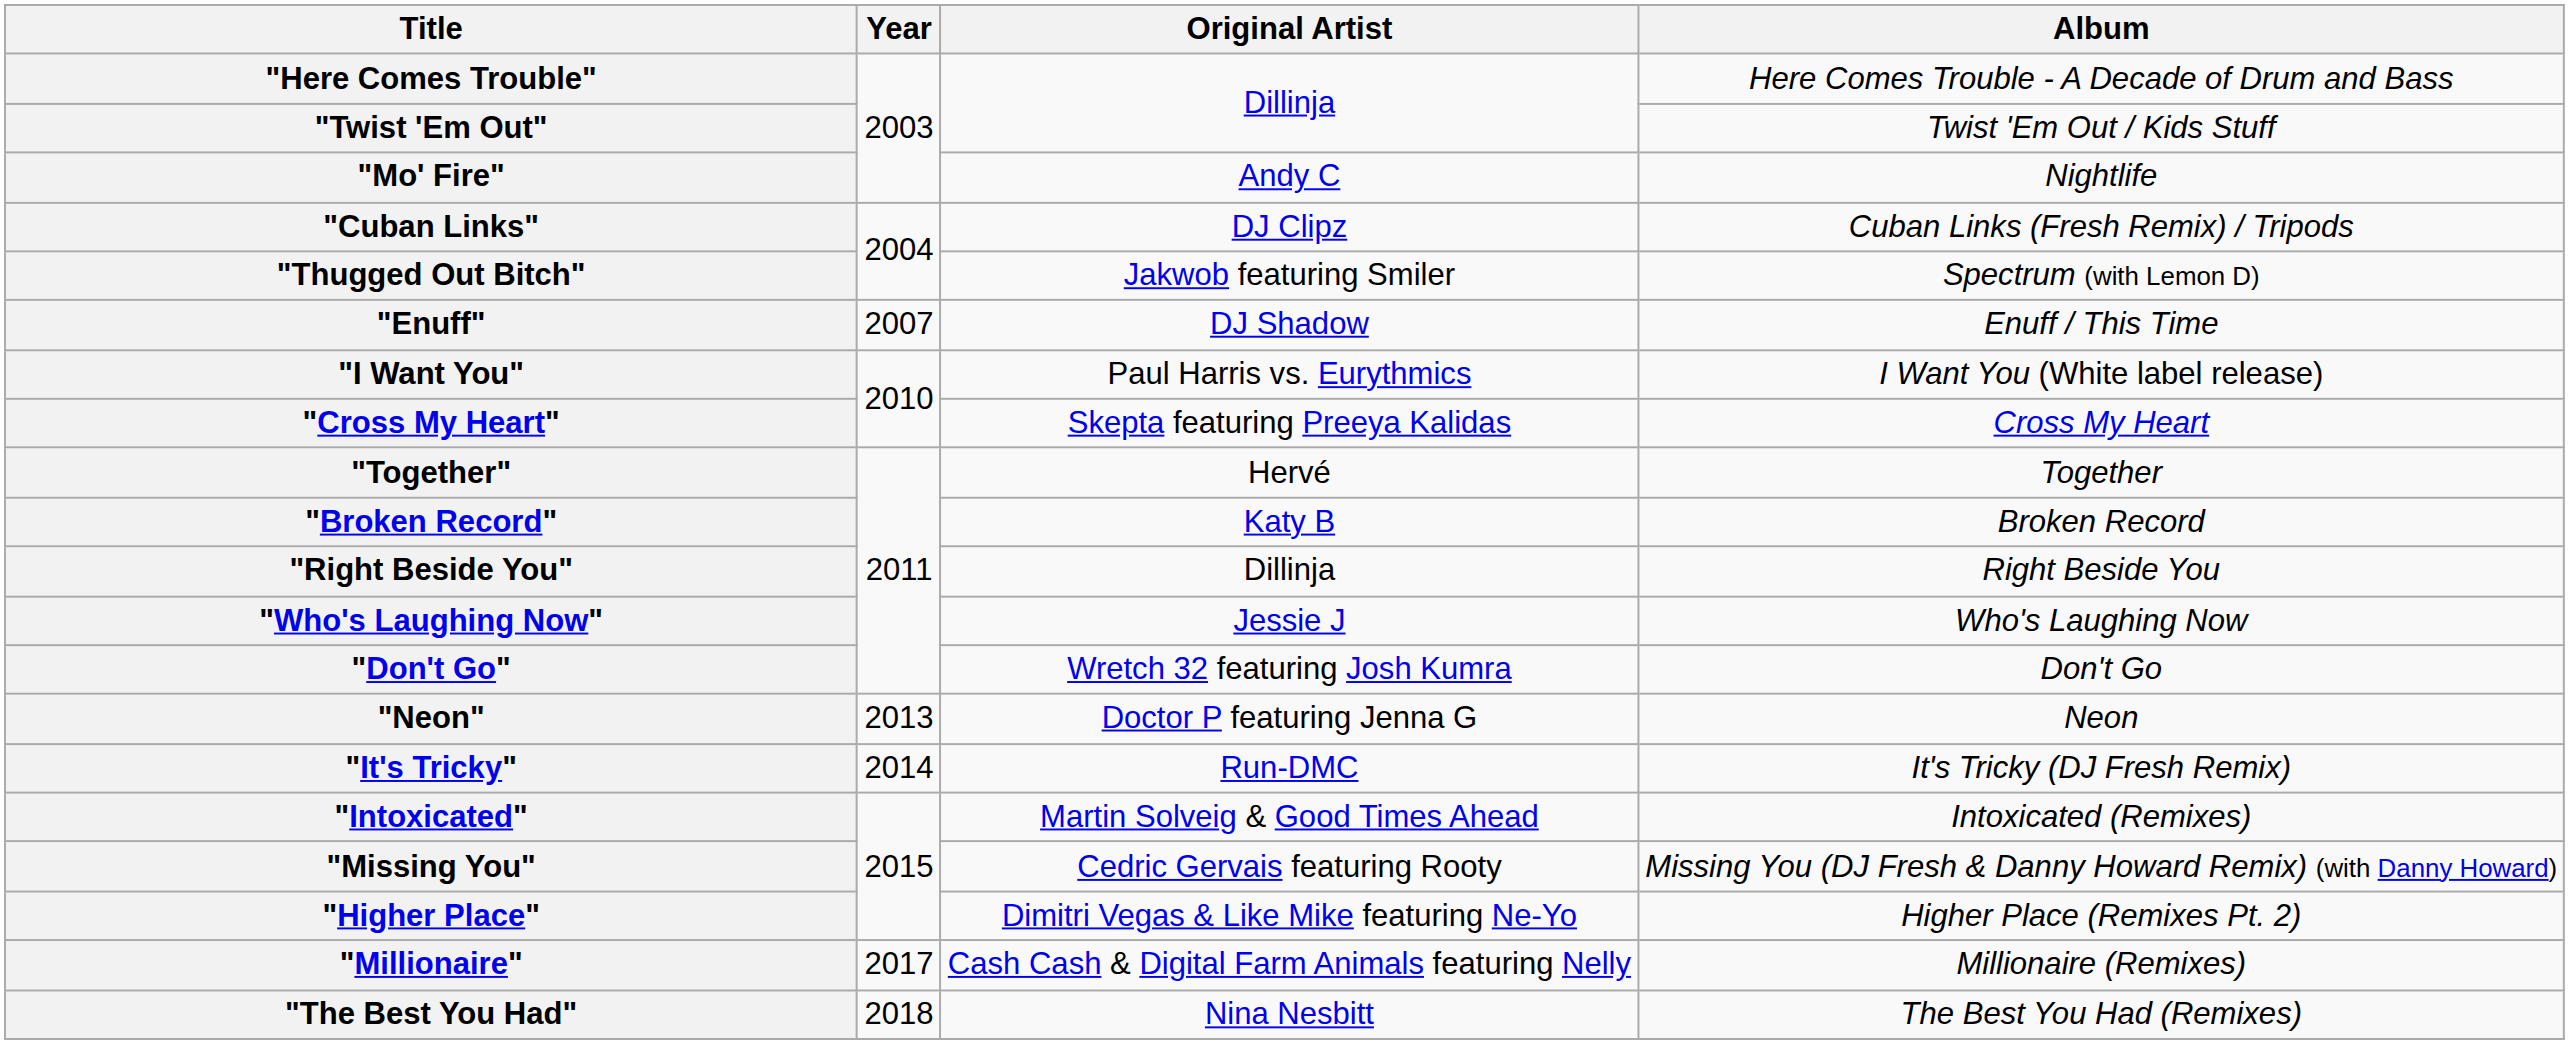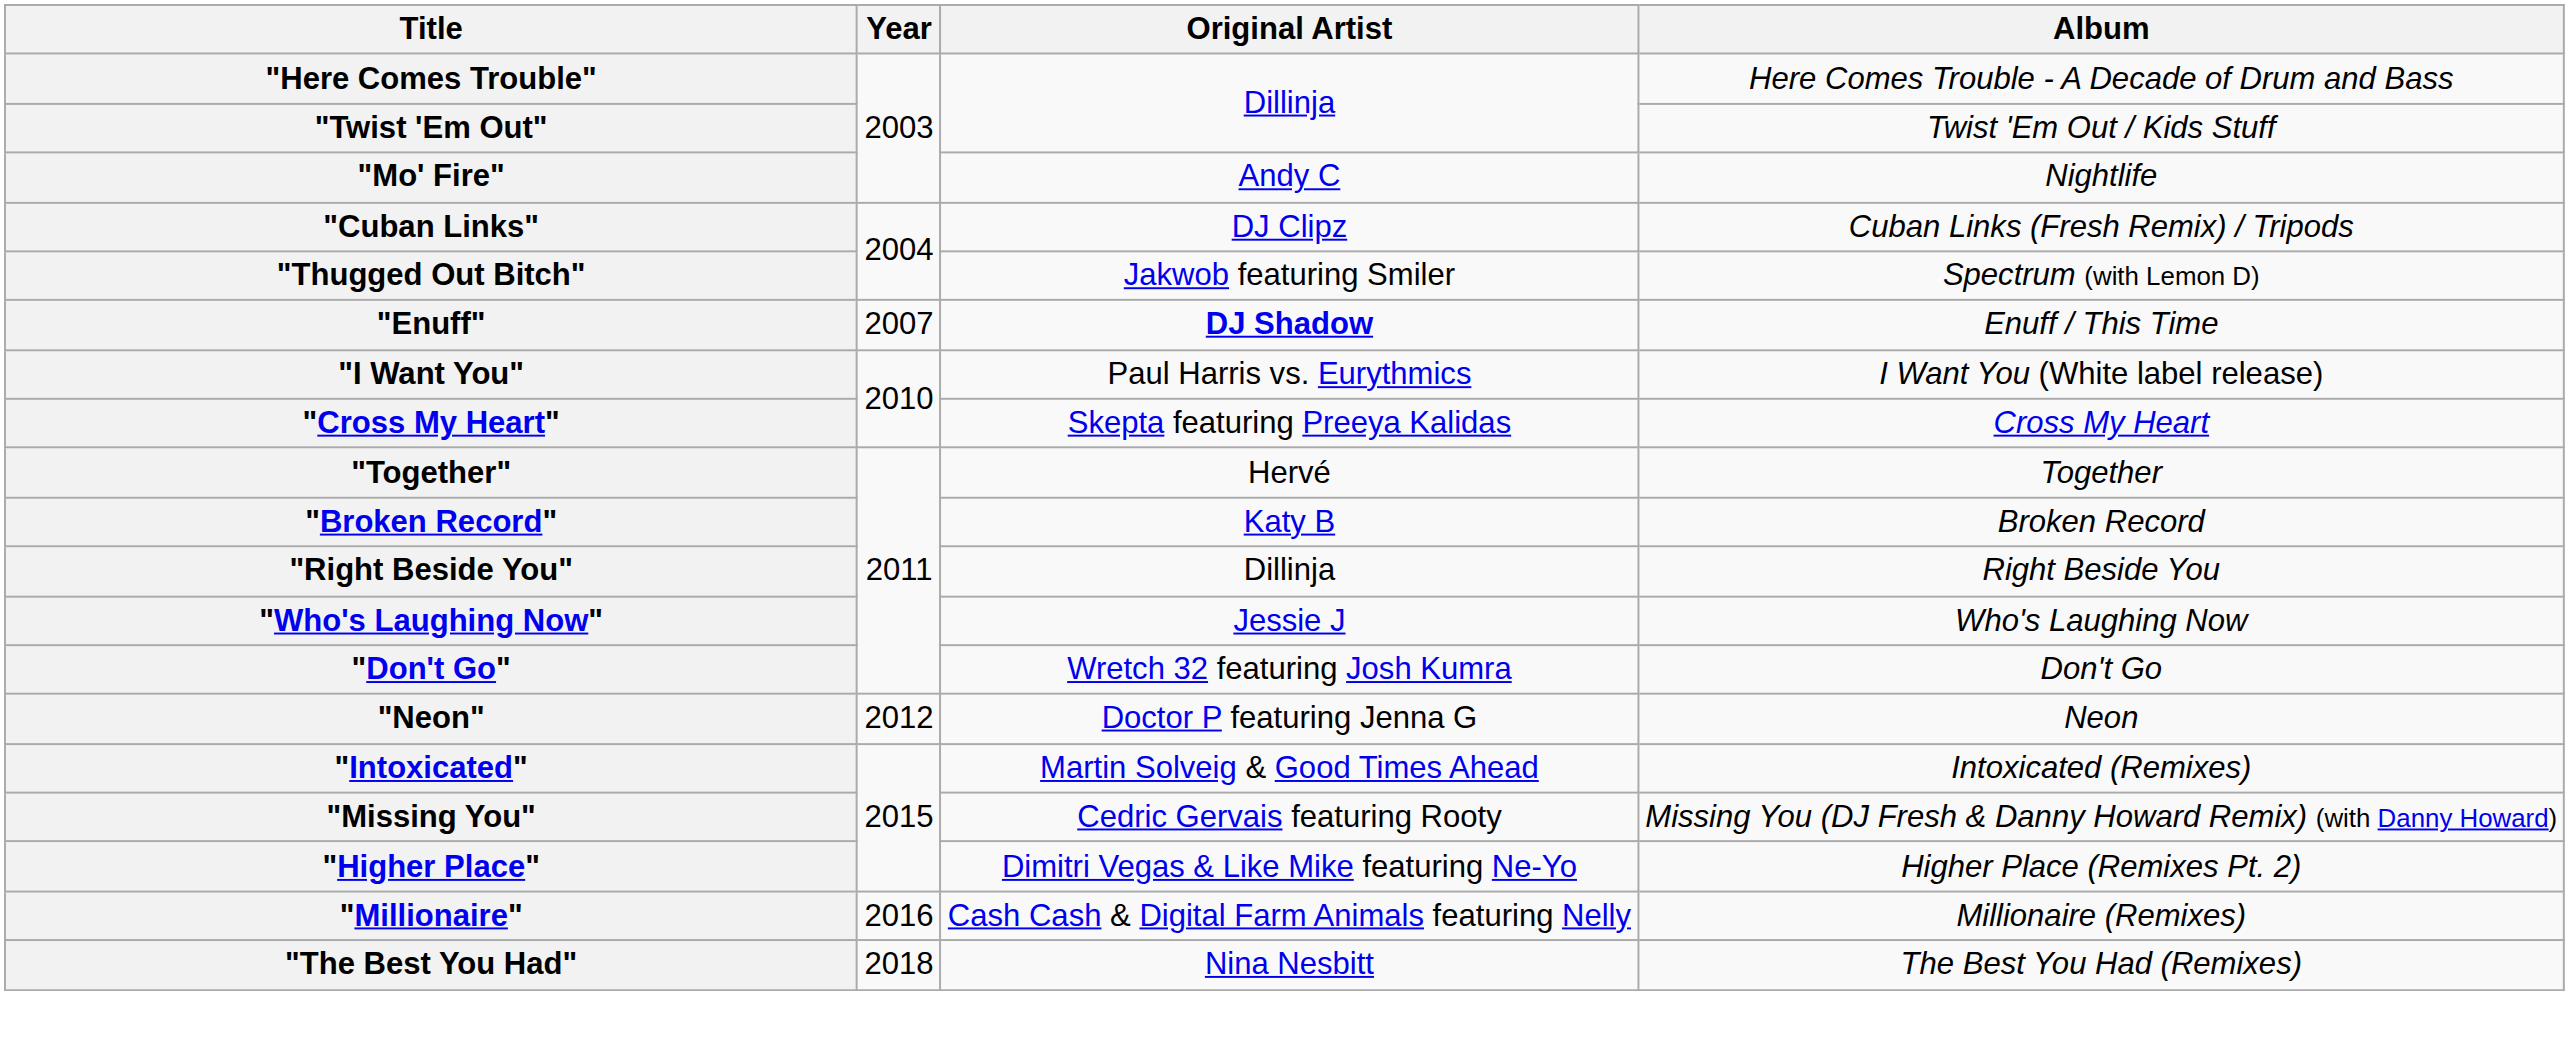(1289, 324) normal -> (1289, 324) bold
(899, 718) 2013 -> (899, 718) 2012
- row: (431, 767)
(899, 964) 2017 -> (899, 915) 2016
